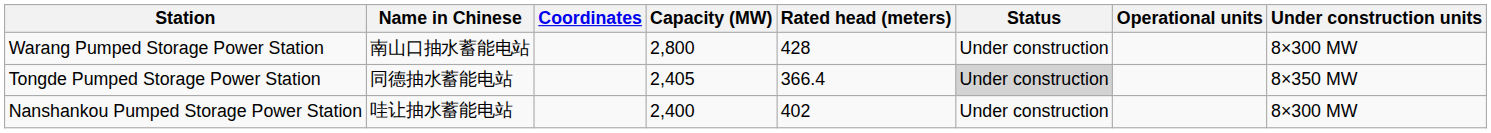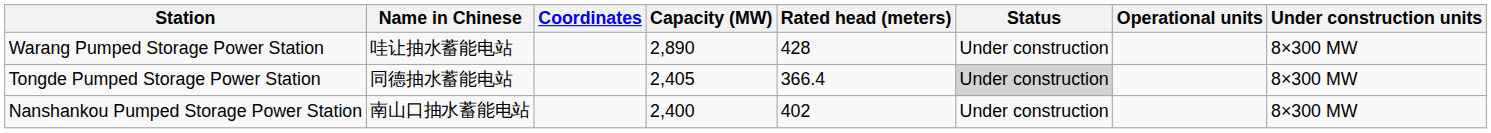(450, 47) 南山口抽水蓄能电站 -> (441, 47) 哇让抽水蓄能电站
(672, 48) 2,800 -> (672, 48) 2,890
(1314, 79) 8×350 MW -> (1314, 79) 8×300 MW
(441, 110) 哇让抽水蓄能电站 -> (450, 110) 南山口抽水蓄能电站
